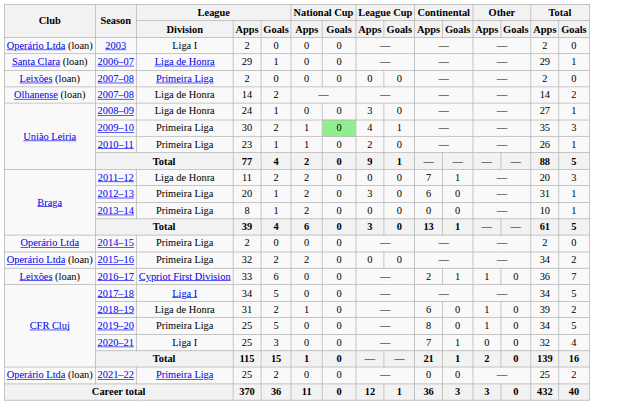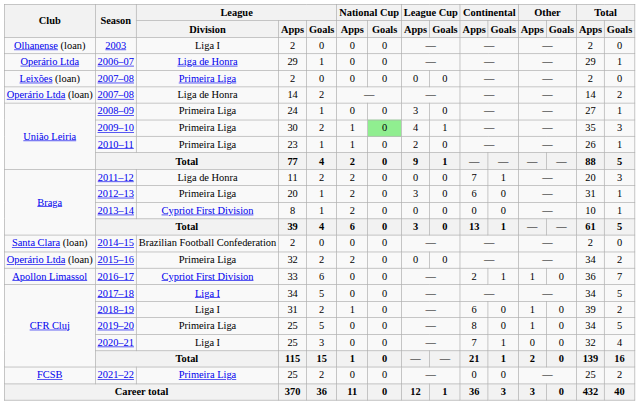(50, 45) Operário Ltda (loan) -> (50, 45) Olhanense (loan)
(50, 62) Santa Clara (loan) -> (50, 62) Operário Ltda
(50, 95) Olhanense (loan) -> (50, 95) Operário Ltda (loan)
(185, 111) Liga de Honra -> (207, 111) Primeira Liga
(185, 210) Primeira Liga -> (207, 210) Cypriot First Division
(50, 243) Operário Ltda -> (50, 243) Santa Clara (loan)
(185, 243) Primeira Liga -> (208, 243) Brazilian Football Confederation
(50, 276) Leixões (loan) -> (50, 276) Apollon Limassol
(185, 309) Liga de Honra -> (208, 309) Liga I
(50, 375) Operário Ltda (loan) -> (50, 375) FCSB
